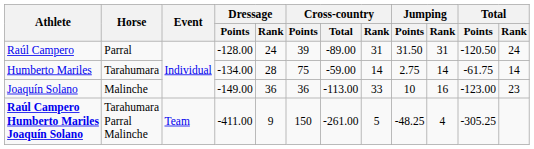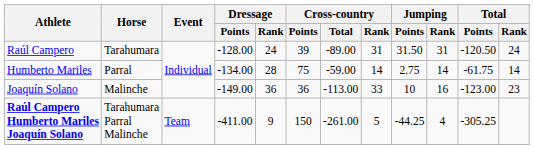(118, 51) Parral -> (132, 51) Tarahumara
(132, 70) Tarahumara -> (118, 70) Parral
(410, 121) -48.25 -> (410, 121) -44.25
